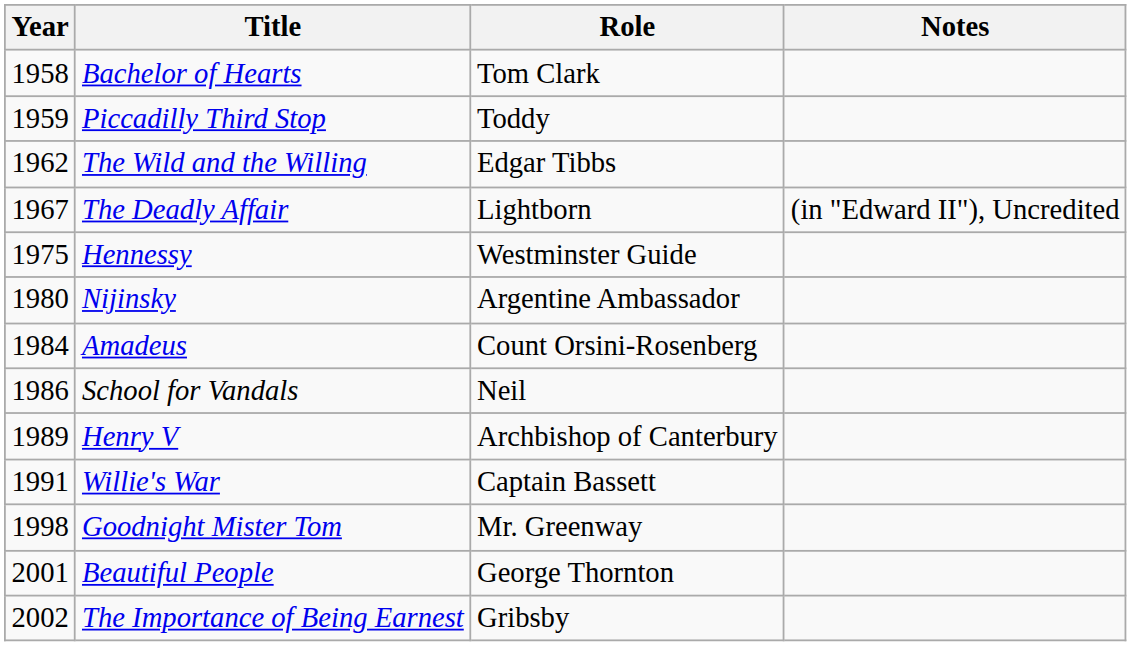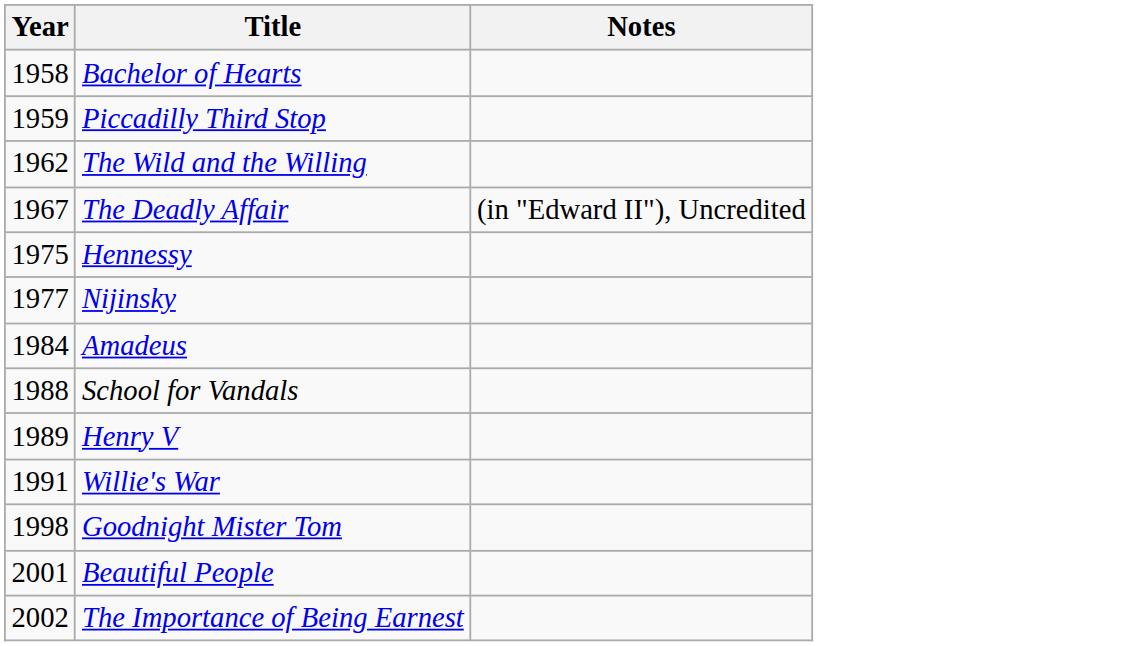- column: (627, 27)
(40, 299) 1980 -> (40, 299) 1977
(40, 390) 1986 -> (40, 390) 1988
